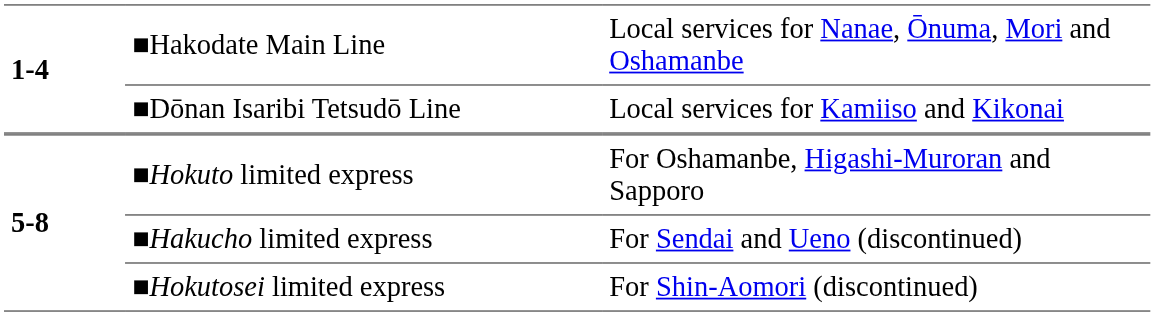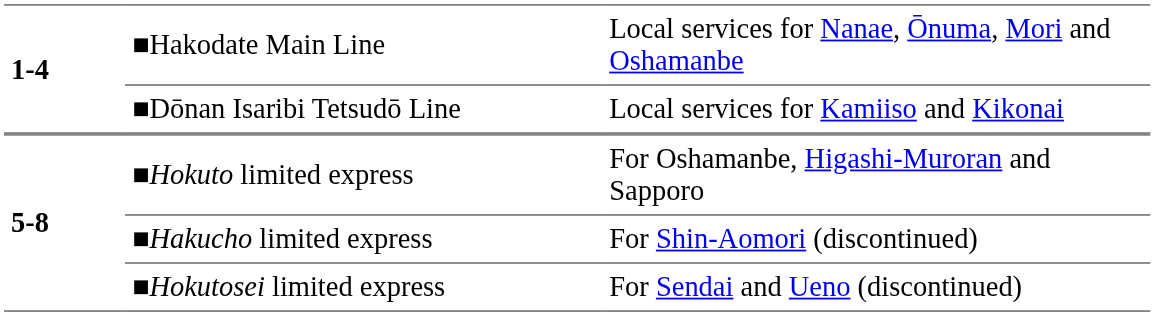(816, 238) For Sendai and Ueno (discontinued) -> (794, 238) For Shin-Aomori (discontinued)
(794, 286) For Shin-Aomori (discontinued) -> (816, 286) For Sendai and Ueno (discontinued)
